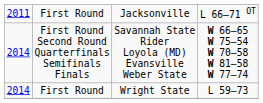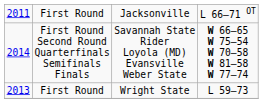(18, 90) 2014 -> (18, 90) 2013
